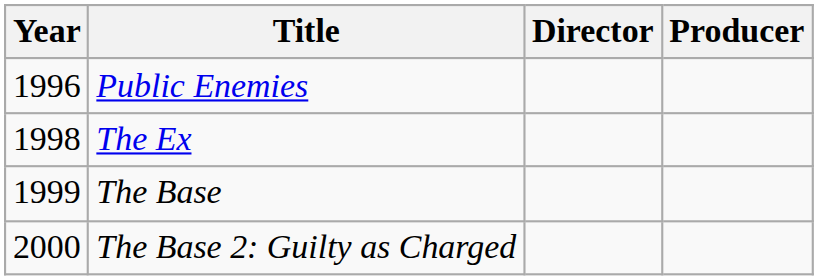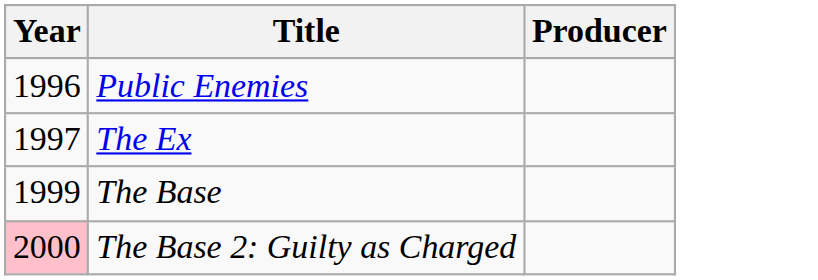- column: (593, 31)
(47, 138) 1998 -> (47, 138) 1997
(47, 246) no background -> (47, 246) pink background
